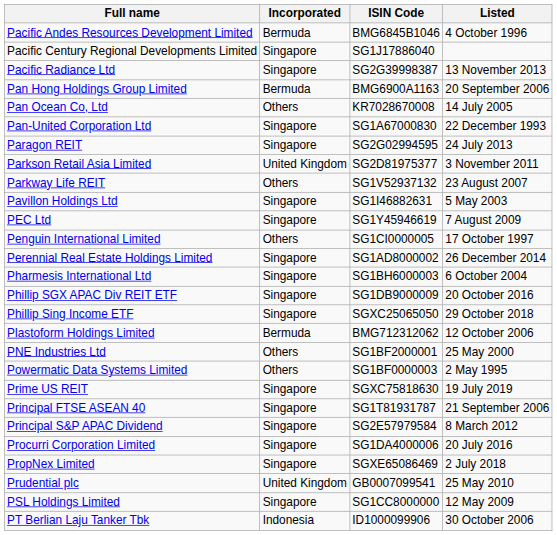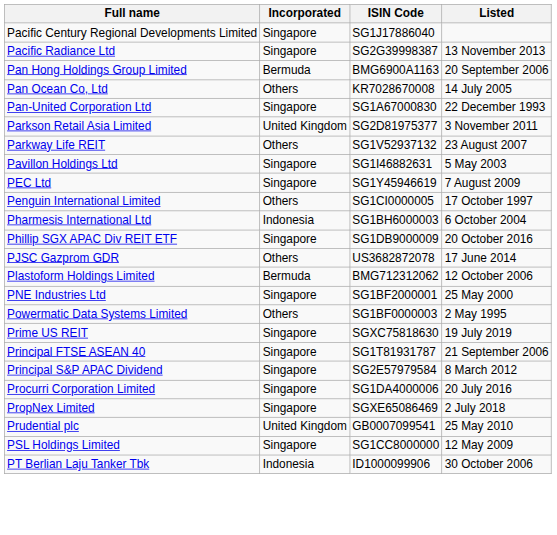- row: (130, 32)
- row: (45, 145)
- row: (110, 257)
(290, 276) Singapore -> (288, 220) Indonesia
- row: (70, 314)
+ row: (63, 257)
(280, 351) Others -> (290, 295) Singapore
